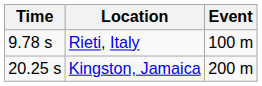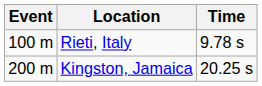columns swapped: (231, 17) <-> (35, 17)
